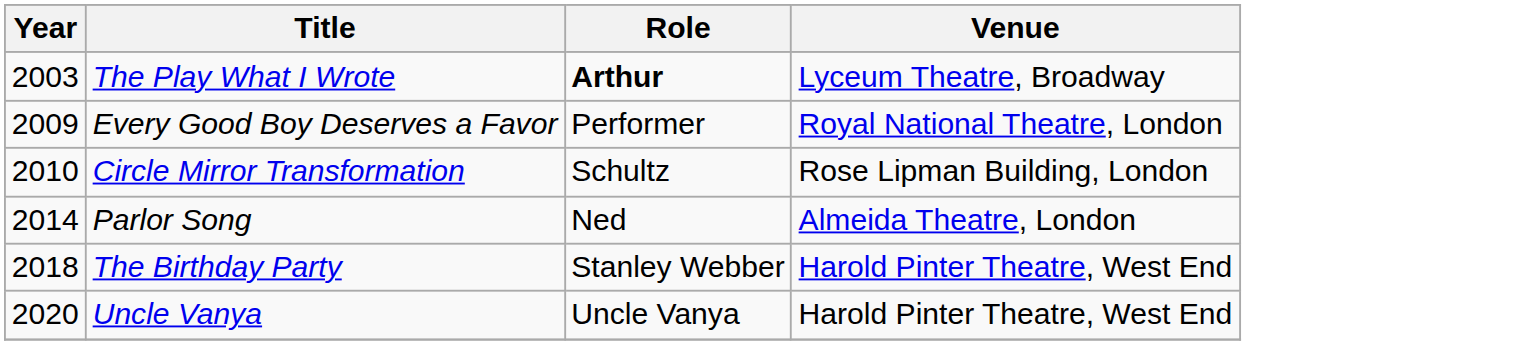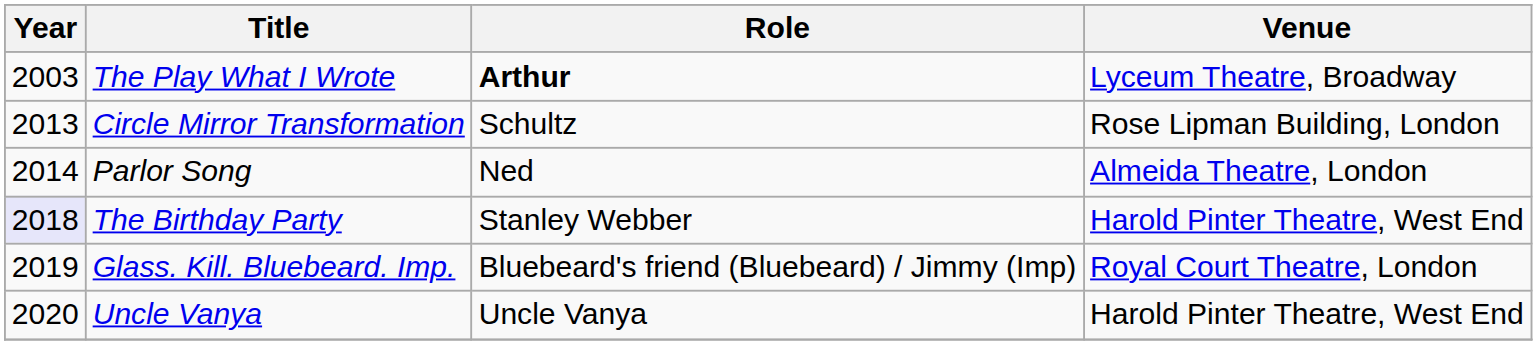- row: (325, 123)
(45, 171) 2010 -> (45, 123) 2013
(45, 266) no background -> (45, 219) lavender background
+ row: (274, 266)
